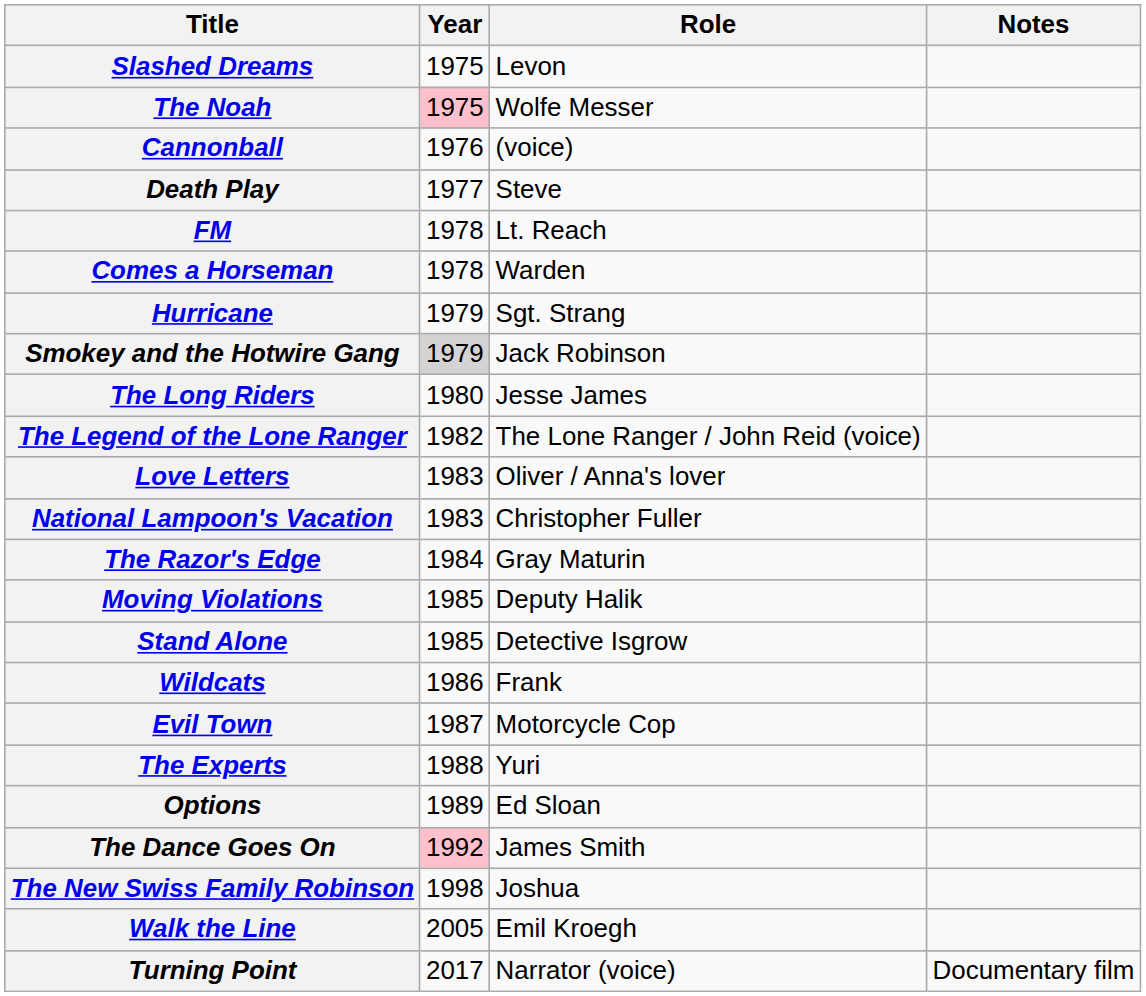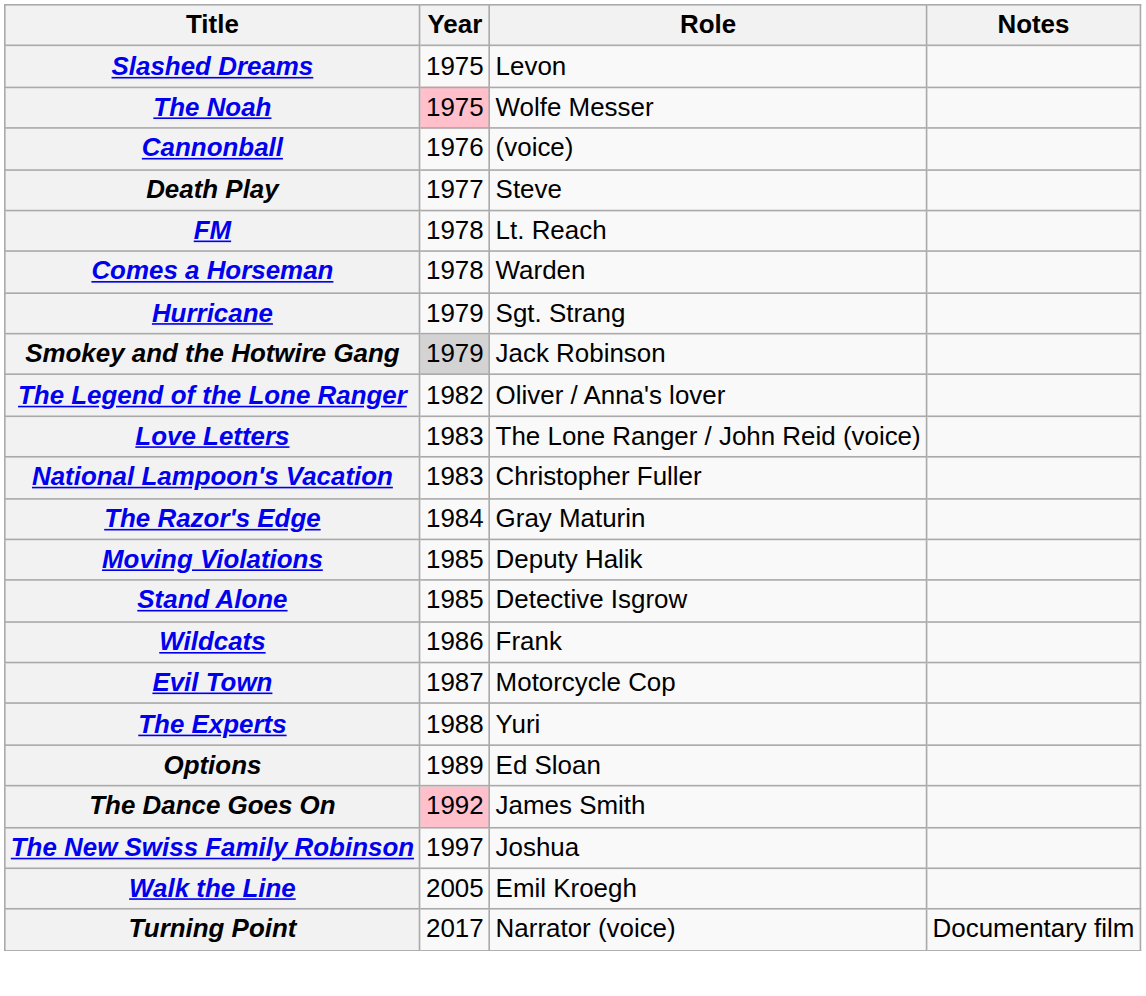- row: (212, 395)
(708, 436) The Lone Ranger / John Reid (voice) -> (610, 395) Oliver / Anna's lover
(610, 477) Oliver / Anna's lover -> (708, 436) The Lone Ranger / John Reid (voice)
(455, 888) 1998 -> (455, 847) 1997
